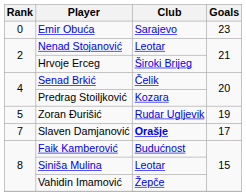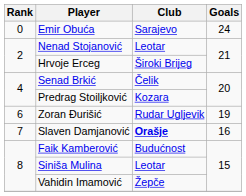(224, 30) 23 -> (224, 30) 24
(20, 115) 5 -> (20, 115) 6
(224, 132) 17 -> (224, 132) 16
